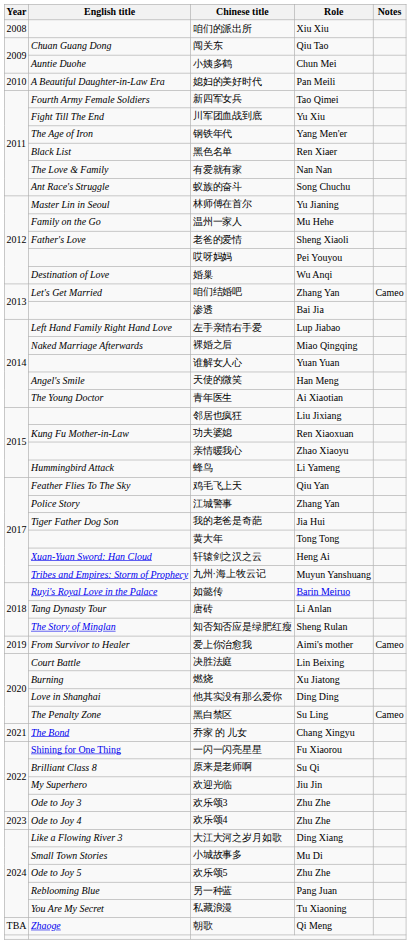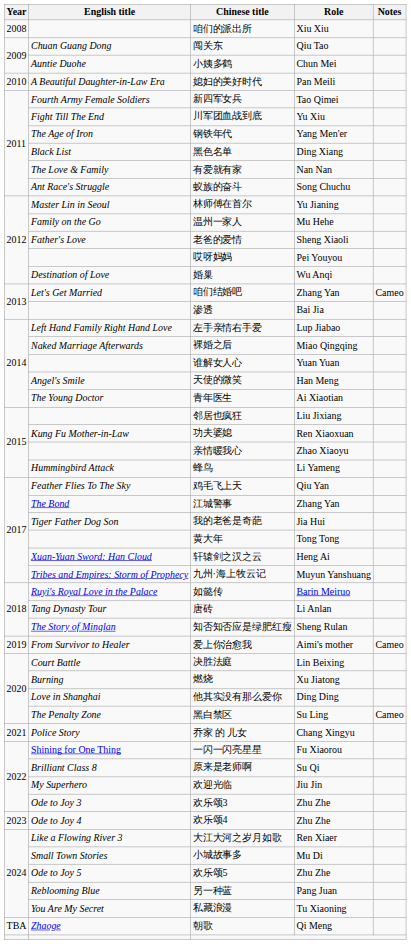(317, 152) Ren Xiaer -> (320, 152) Ding Xiang
(55, 504) Police Story -> (50, 504) The Bond
(50, 732) The Bond -> (55, 732) Police Story
(320, 838) Ding Xiang -> (317, 838) Ren Xiaer
